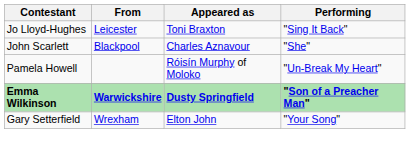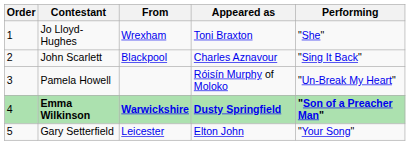+ column: (21, 12)
(115, 29) Leicester -> (144, 35) Wrexham
(316, 29) "Sing It Back" -> (311, 35) "She"
(297, 46) "She" -> (330, 58) "Sing It Back"
(116, 120) Wrexham -> (143, 132) Leicester
